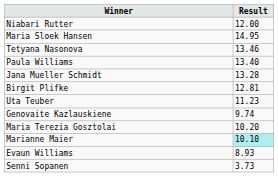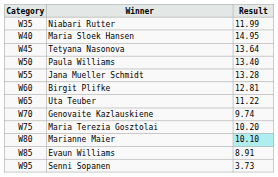+ column: (25, 11)
(247, 24) 12.00 -> (247, 24) 11.99
(247, 50) 13.46 -> (247, 50) 13.64
(247, 101) 11.23 -> (247, 101) 11.22
(245, 153) 8.93 -> (245, 153) 8.91
